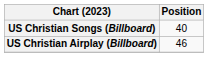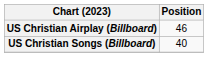rows swapped: (82, 28) <-> (82, 44)
